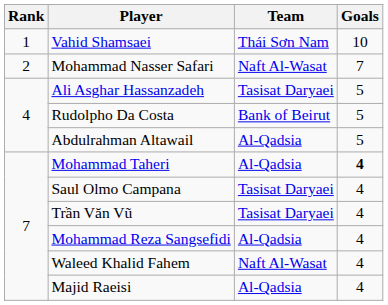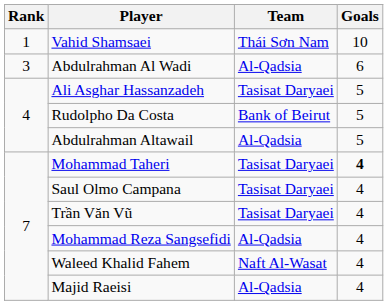- row: (132, 66)
+ row: (121, 66)
(270, 164) Al-Qadsia -> (286, 164) Tasisat Daryaei
